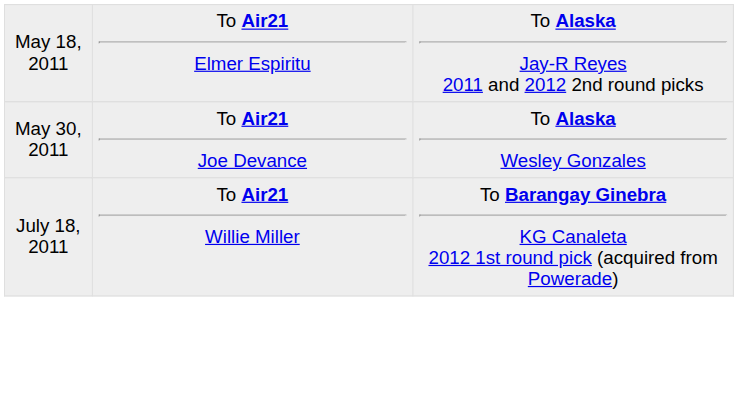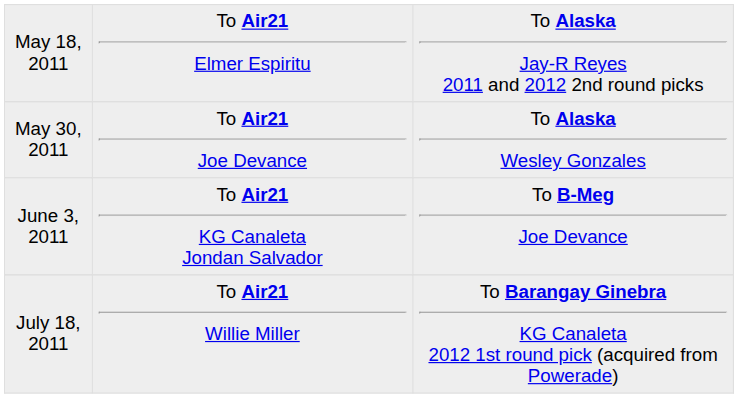+ row: (48, 226)
